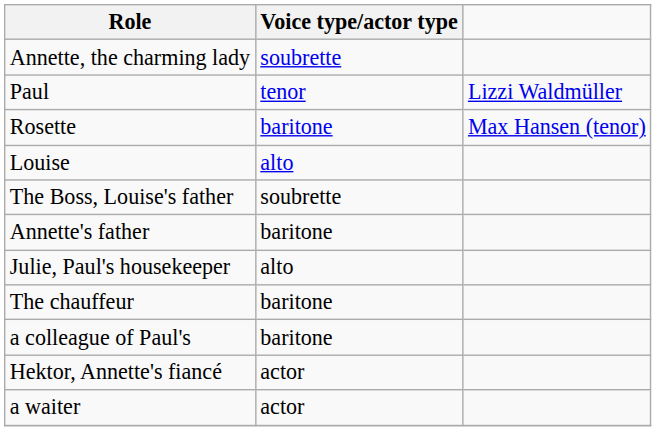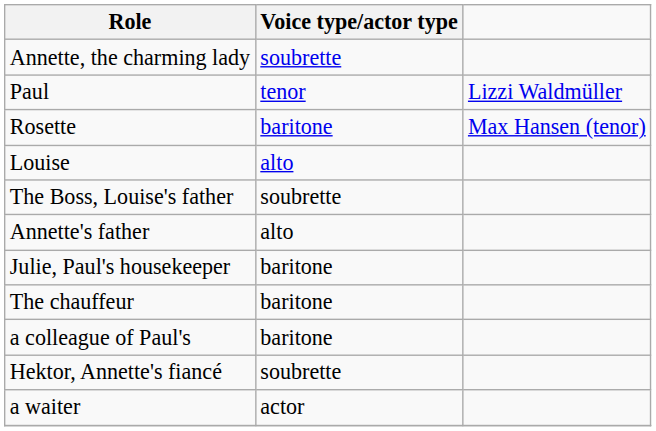(296, 232) baritone -> (277, 232) alto
(277, 267) alto -> (296, 267) baritone
(282, 372) actor -> (301, 372) soubrette
